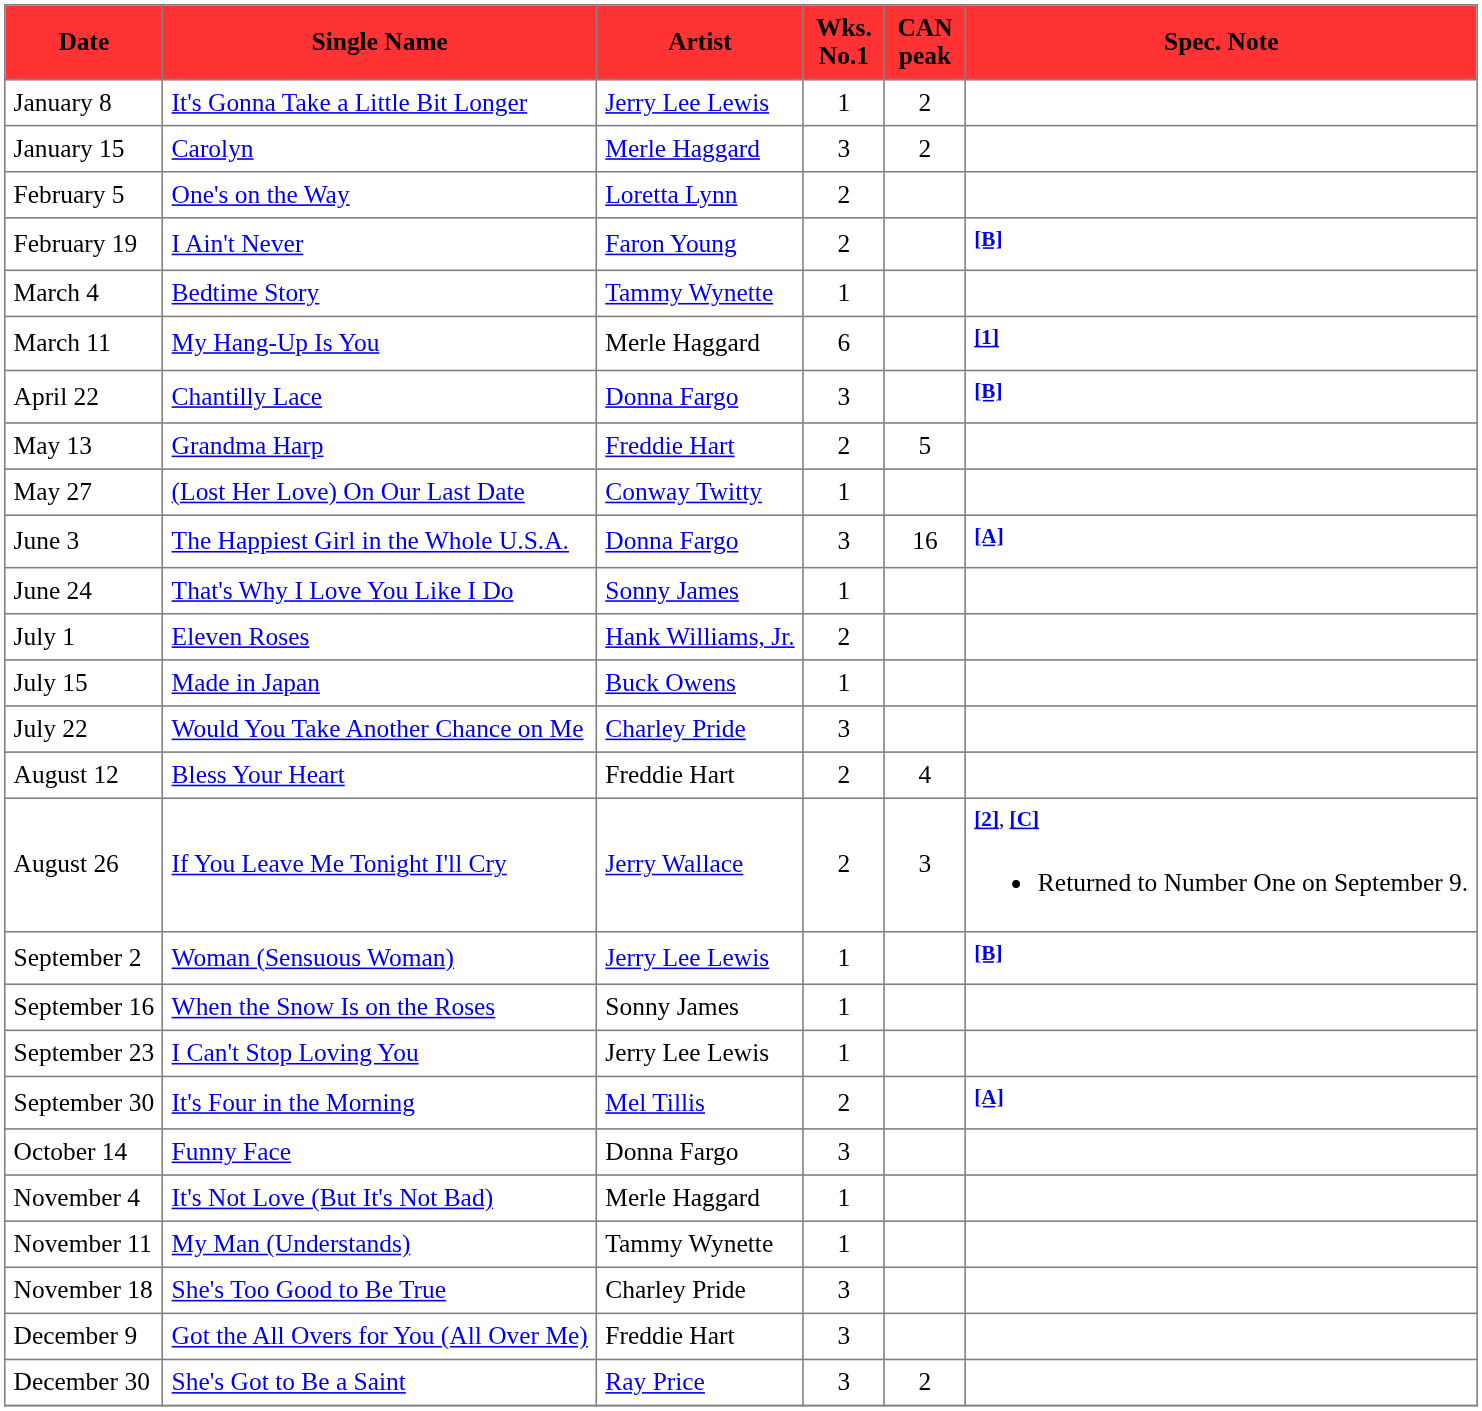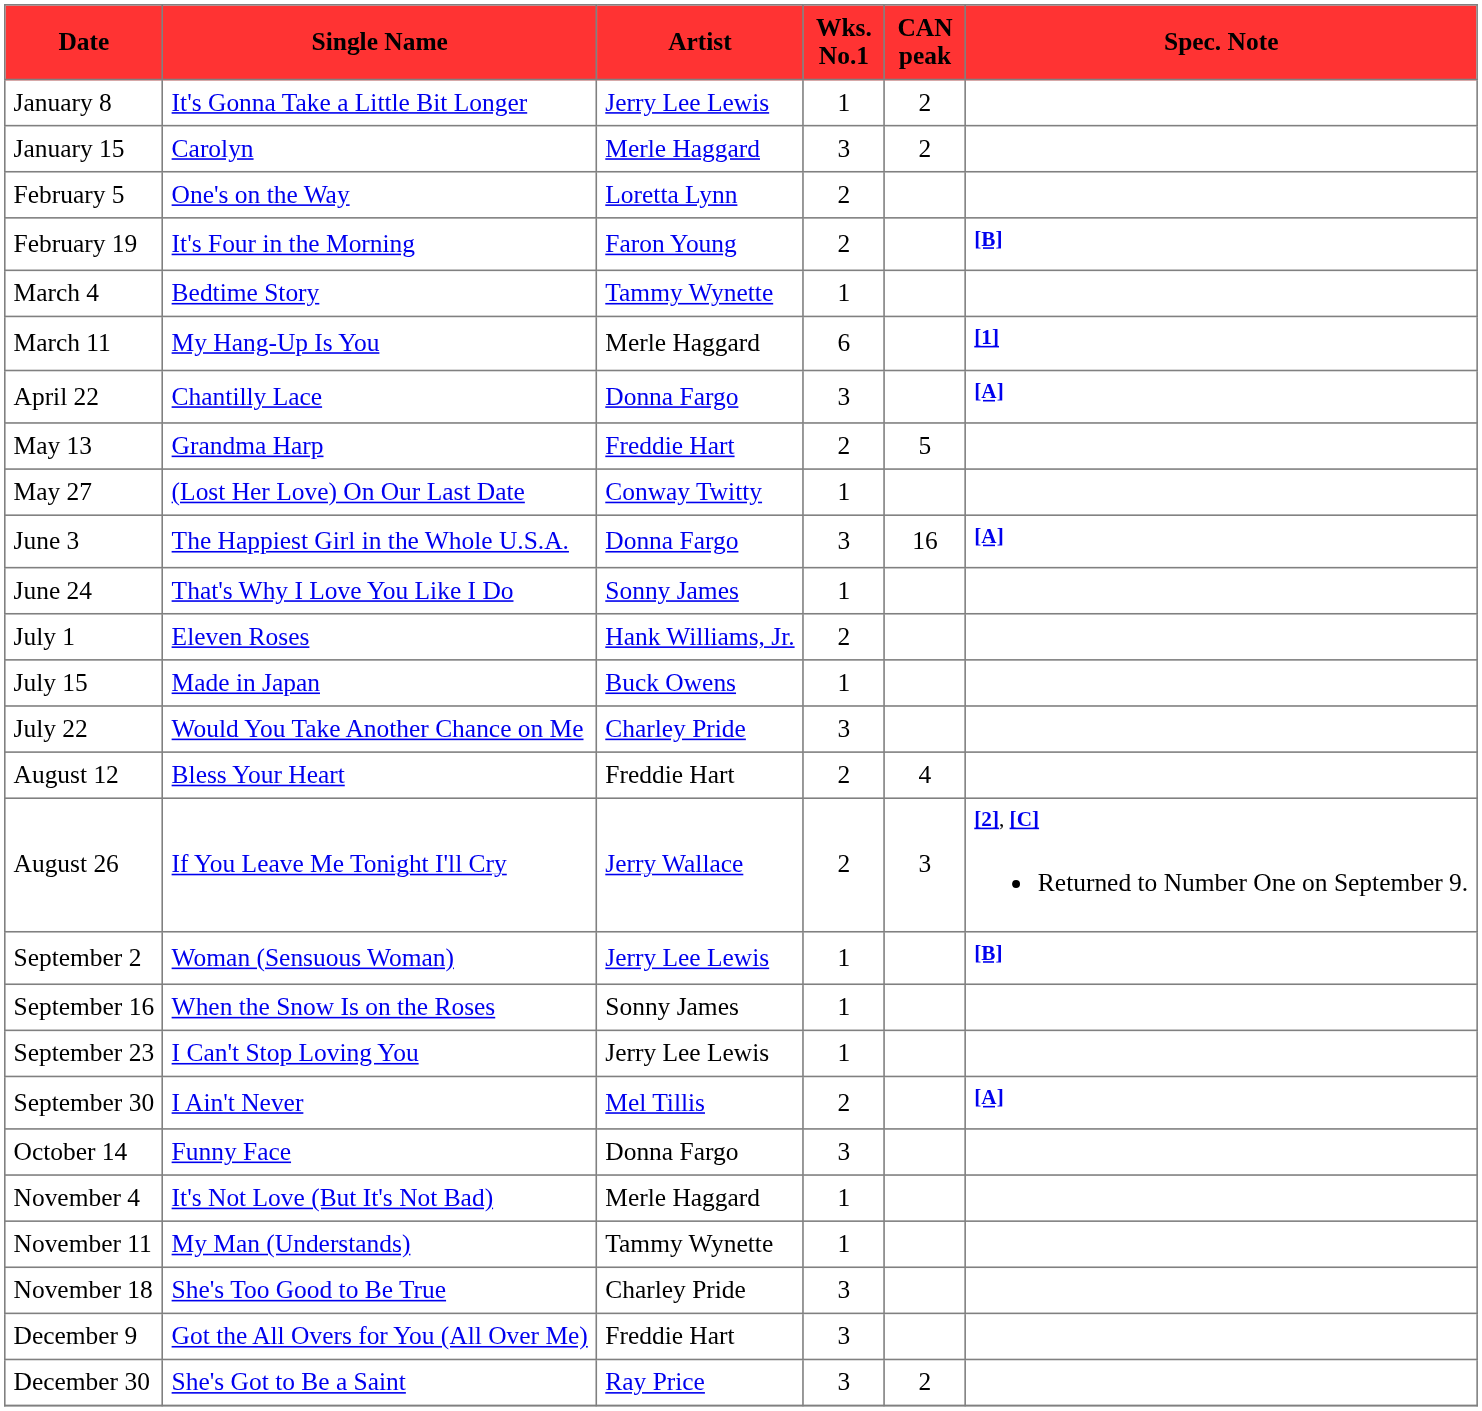(237, 244) I Ain't Never -> (293, 244) It's Four in the Morning
(988, 391) [B] -> (989, 391) [A]
(293, 1102) It's Four in the Morning -> (237, 1102) I Ain't Never
